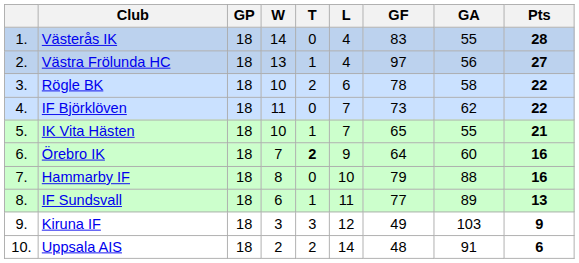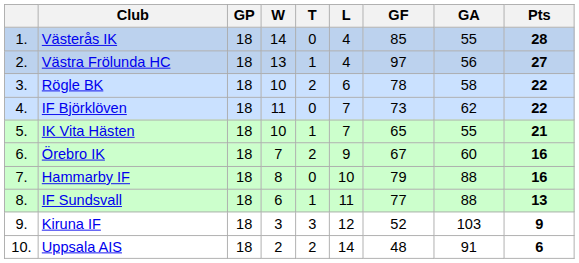(398, 39) 83 -> (398, 39) 85
(312, 154) bold -> (312, 154) normal
(398, 154) 64 -> (398, 154) 67
(469, 200) 89 -> (469, 200) 88
(398, 223) 49 -> (398, 223) 52
